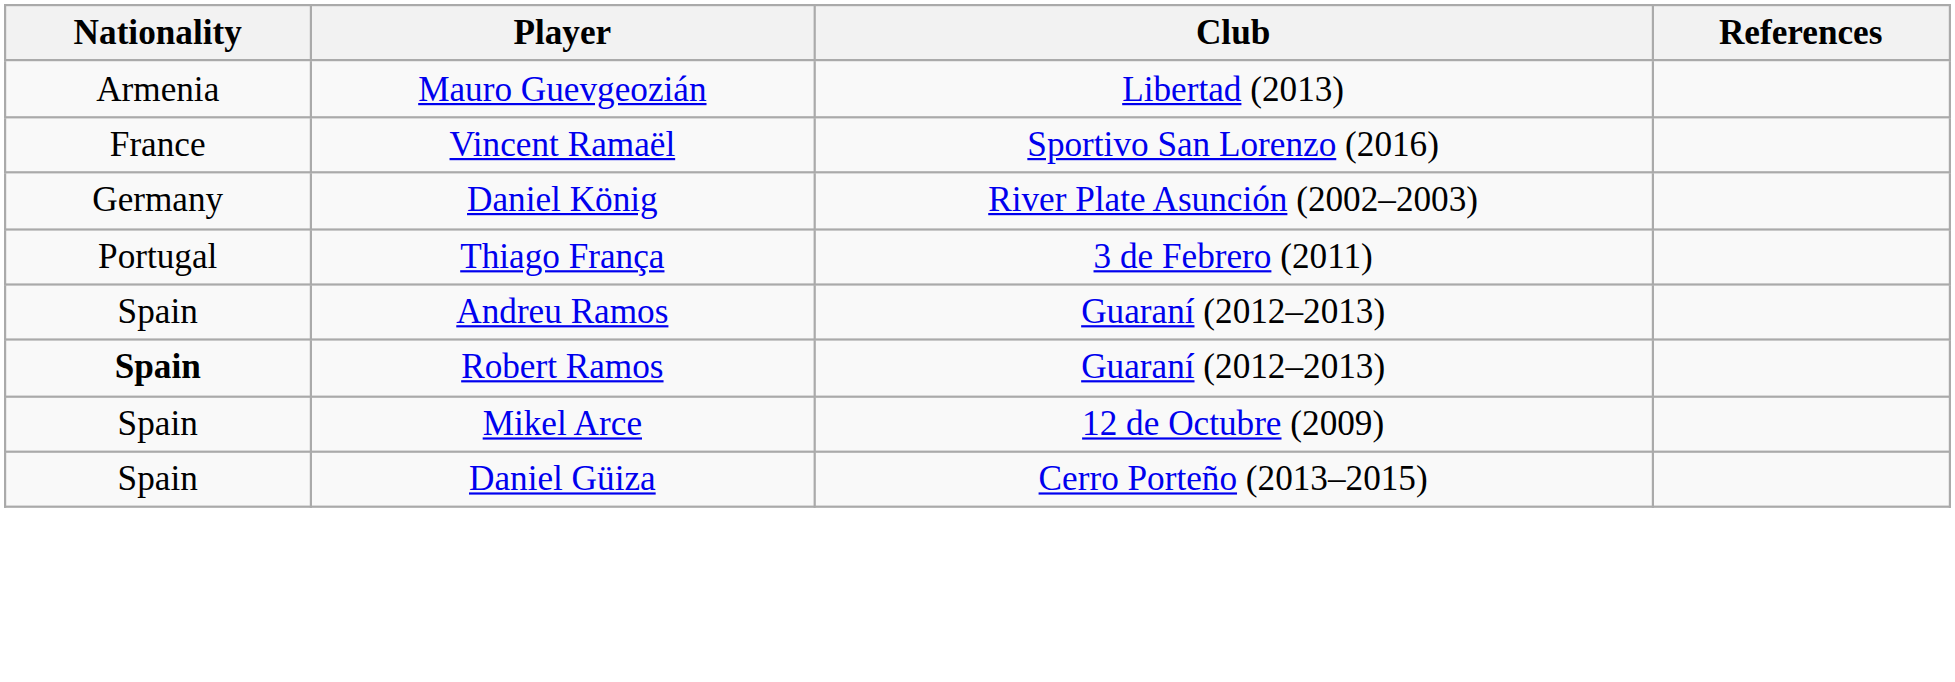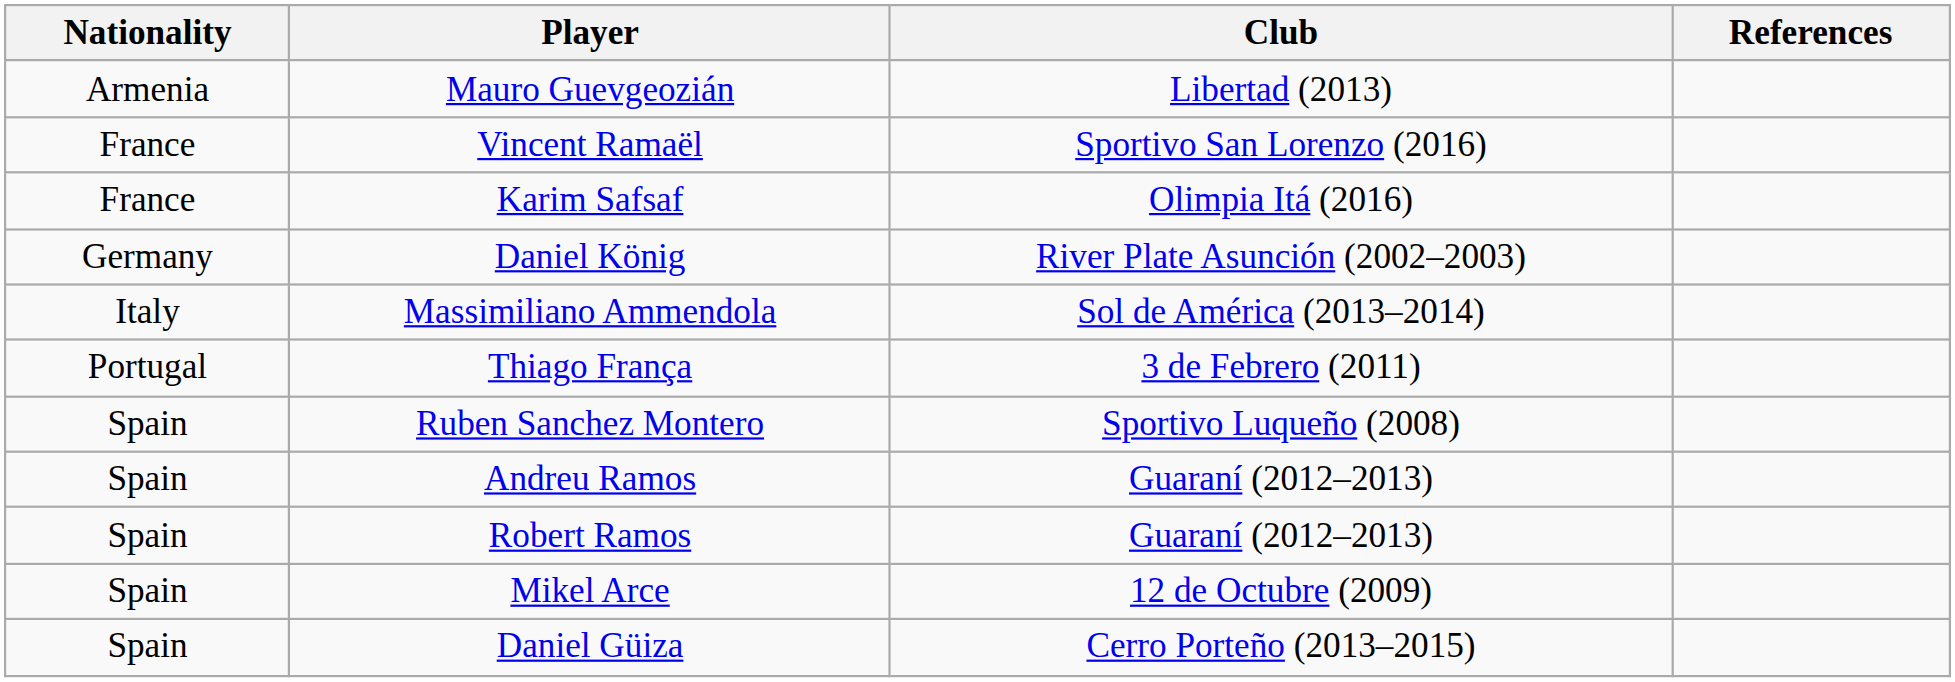+ row: (590, 199)
+ row: (590, 311)
+ row: (590, 423)
(158, 367) bold -> (147, 534) normal
